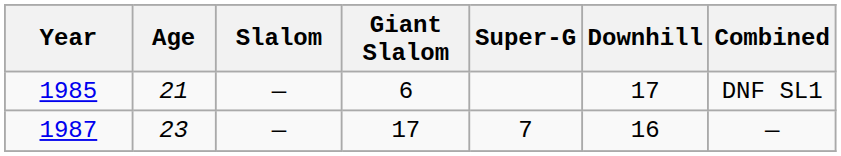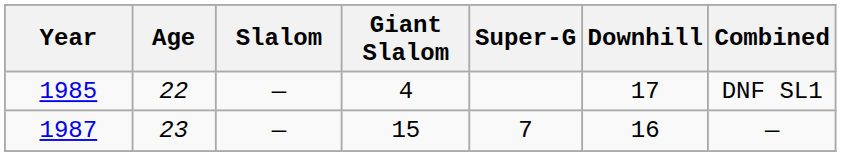(174, 91) 21 -> (174, 91) 22
(406, 91) 6 -> (406, 91) 4
(406, 131) 17 -> (406, 131) 15
